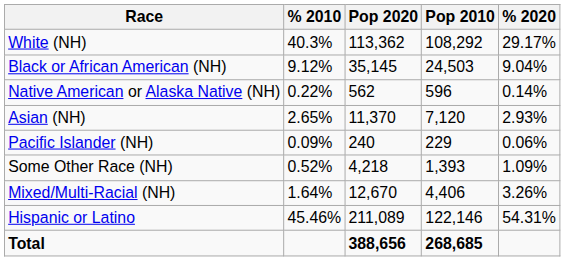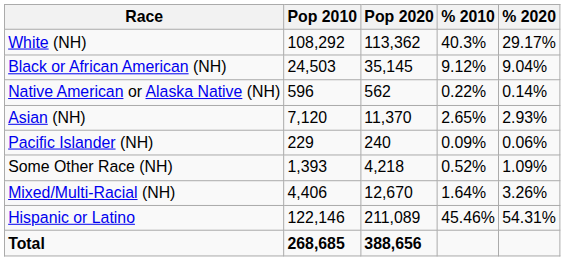columns swapped: (460, 17) <-> (314, 17)
